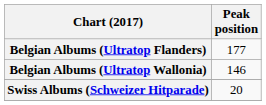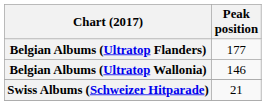(236, 89) 20 -> (236, 89) 21
